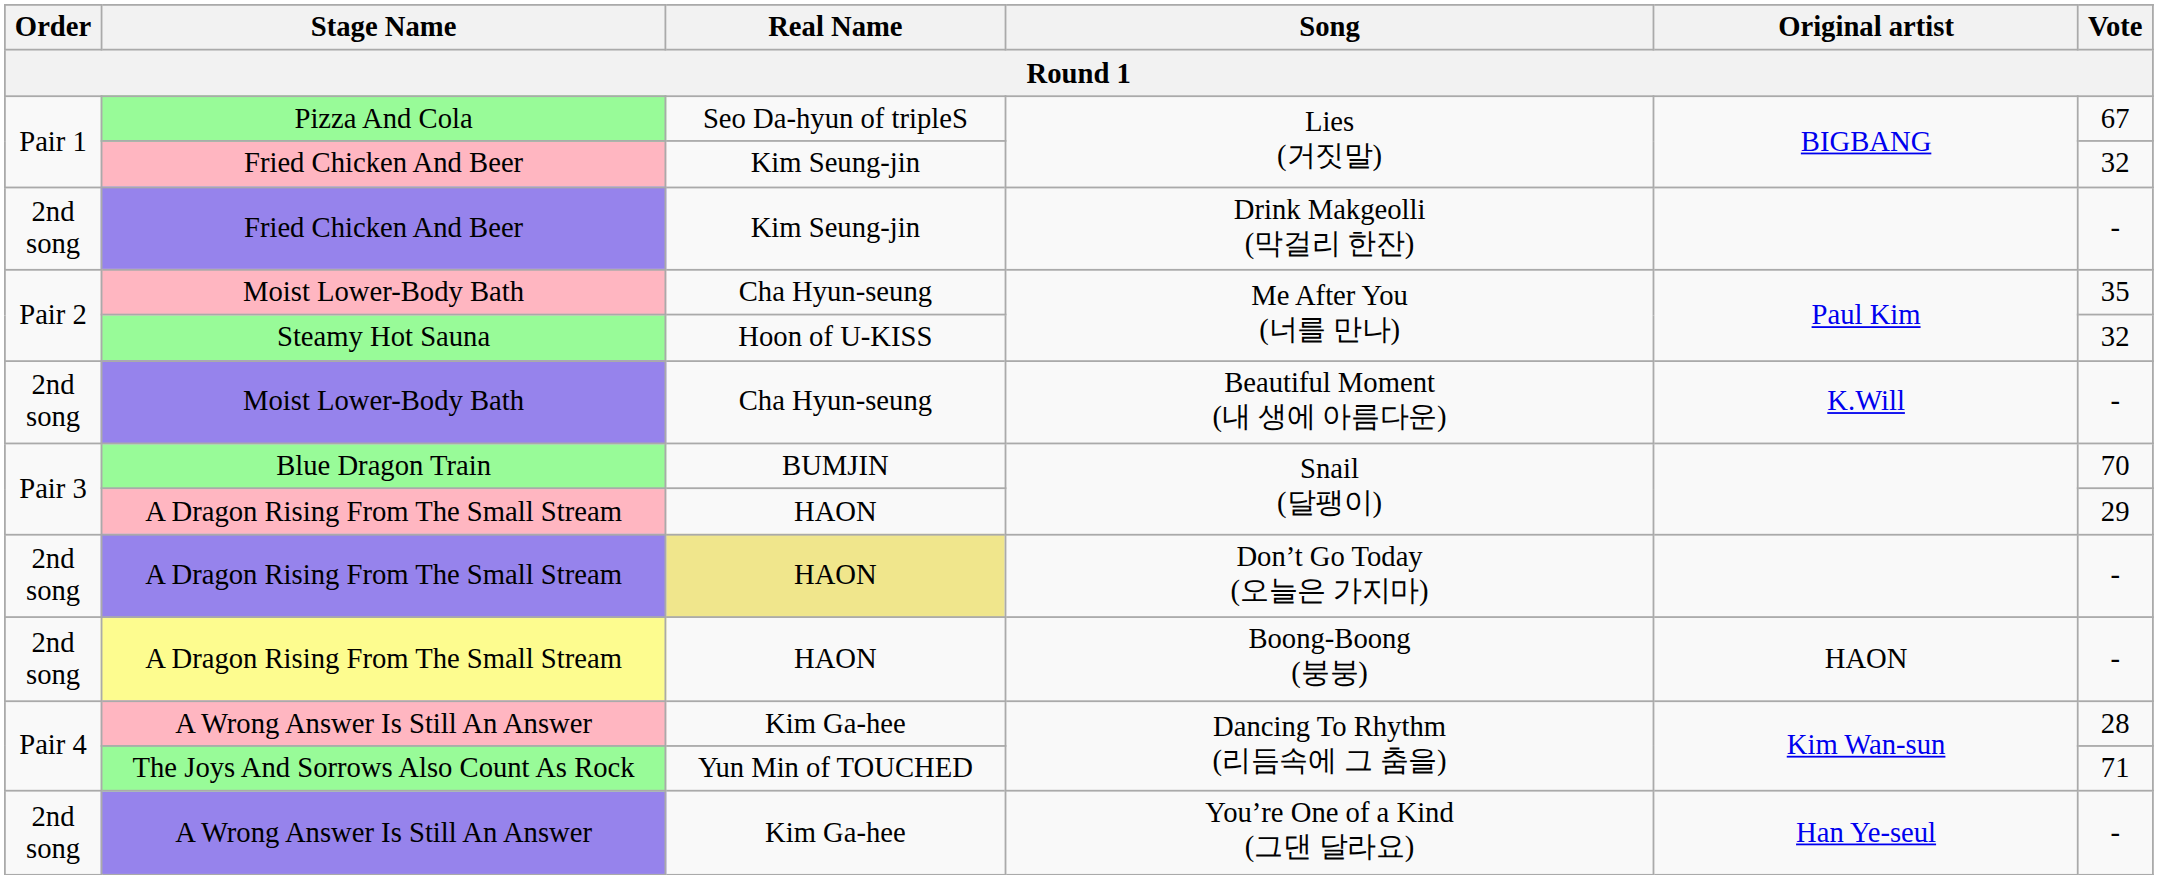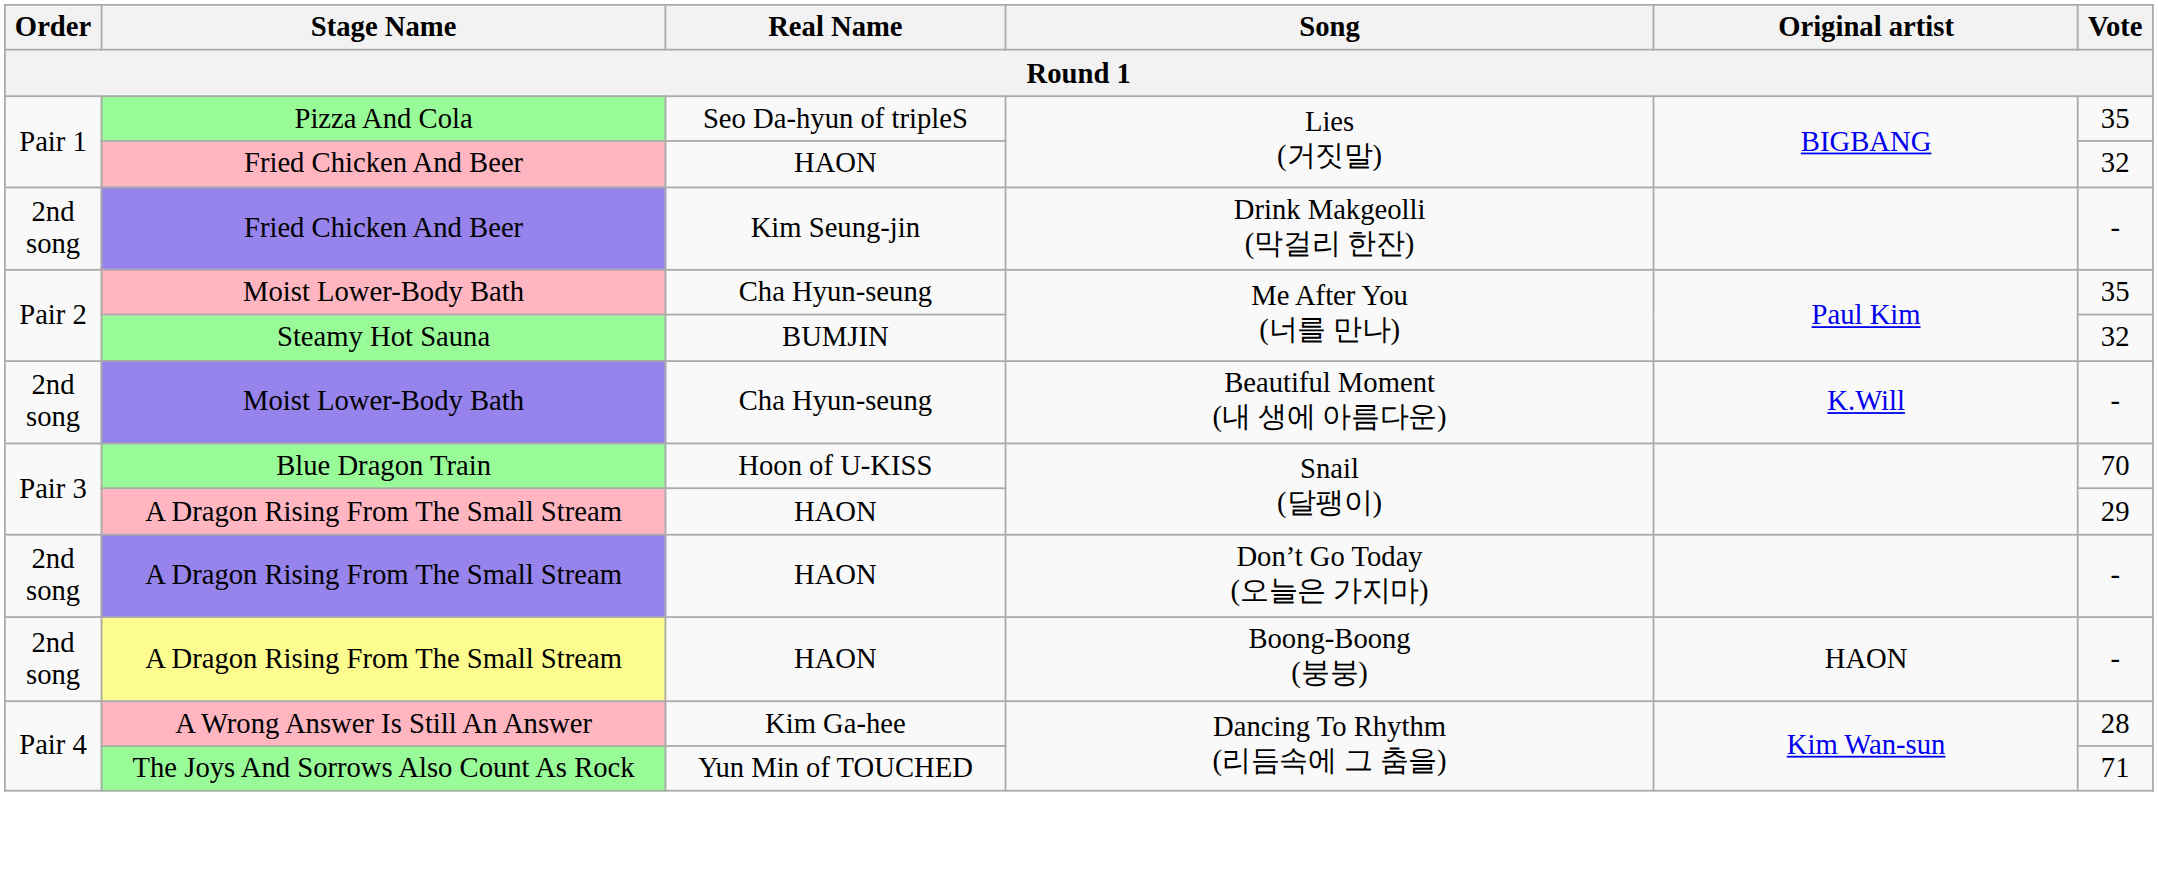(2115, 118) 67 -> (2115, 118) 35
(835, 163) Kim Seung-jin -> (835, 163) HAON
(835, 337) Hoon of U-KISS -> (835, 337) BUMJIN
(835, 465) BUMJIN -> (835, 465) Hoon of U-KISS
(835, 575) khaki background -> (835, 575) no background
- row: (384, 832)
